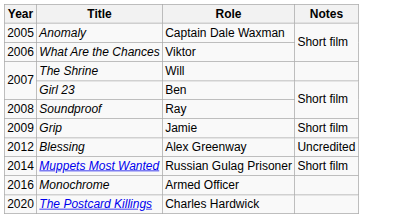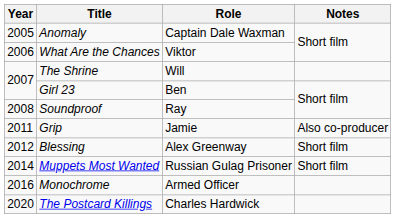(20, 128) 2009 -> (20, 128) 2011
(323, 128) Short film -> (343, 128) Also co-producer
(326, 147) Uncredited -> (323, 147) Short film
